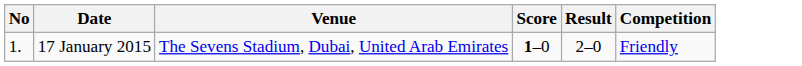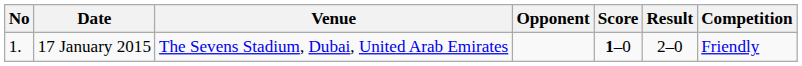+ column: (553, 18)
